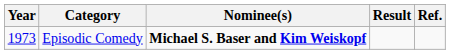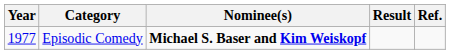(22, 37) 1973 -> (22, 37) 1977
